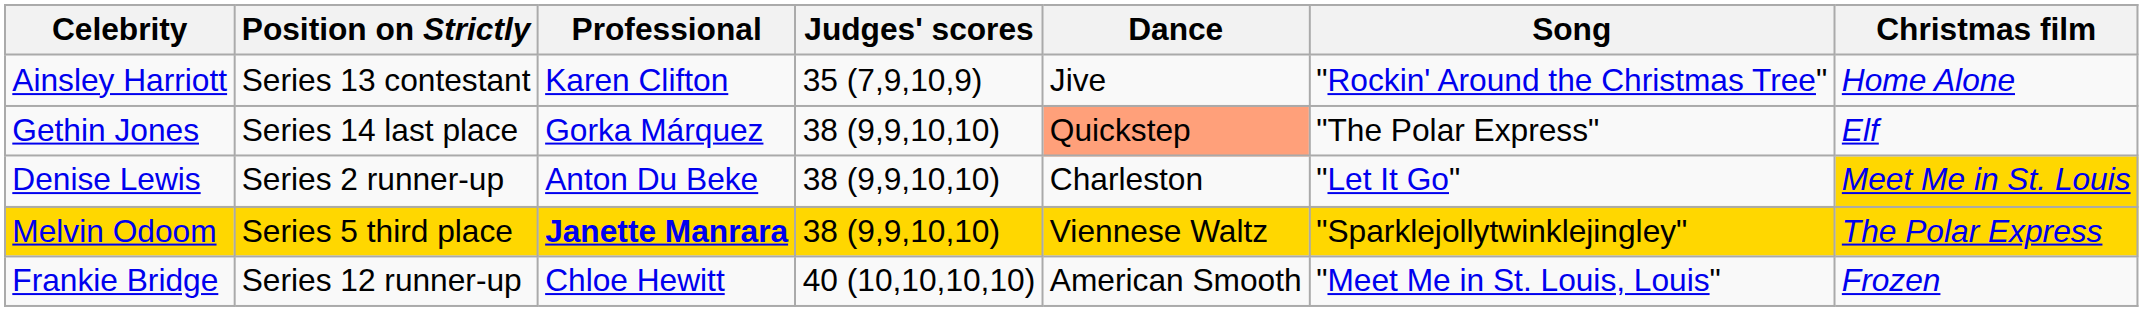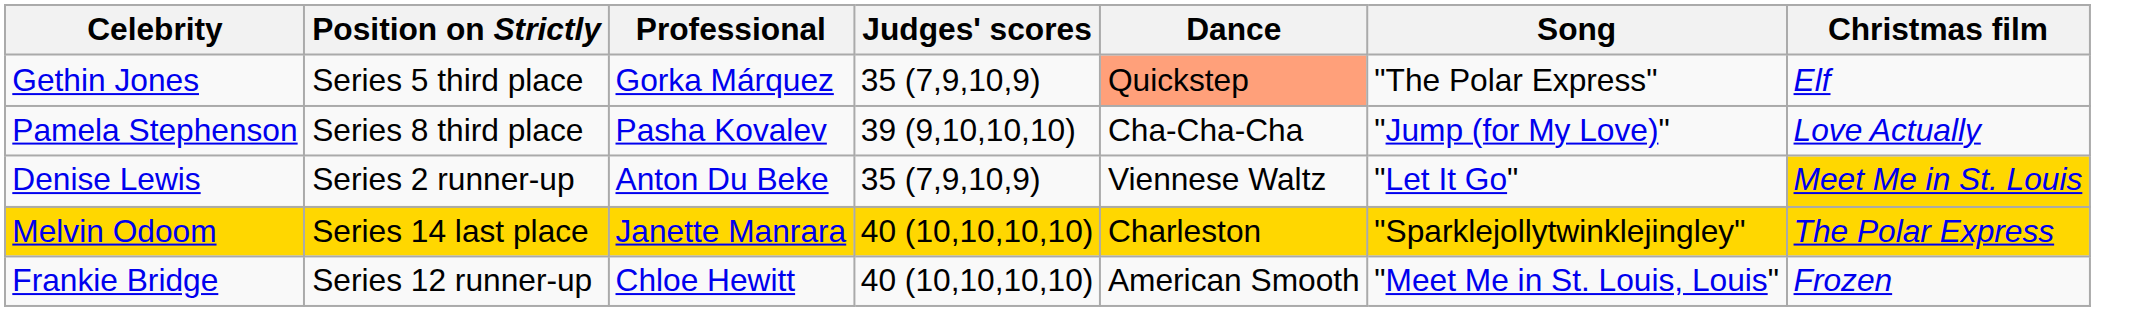- row: (120, 79)
(380, 130) Series 14 last place -> (448, 79) Series 5 third place
(901, 130) 38 (9,9,10,10) -> (951, 79) 35 (7,9,10,9)
+ row: (155, 130)
(901, 180) 38 (9,9,10,10) -> (951, 180) 35 (7,9,10,9)
(1126, 180) Charleston -> (1217, 180) Viennese Waltz
(377, 230) Series 5 third place -> (450, 230) Series 14 last place
(667, 230) bold -> (731, 230) normal
(901, 230) 38 (9,9,10,10) -> (977, 230) 40 (10,10,10,10)
(1159, 230) Viennese Waltz -> (1185, 230) Charleston
